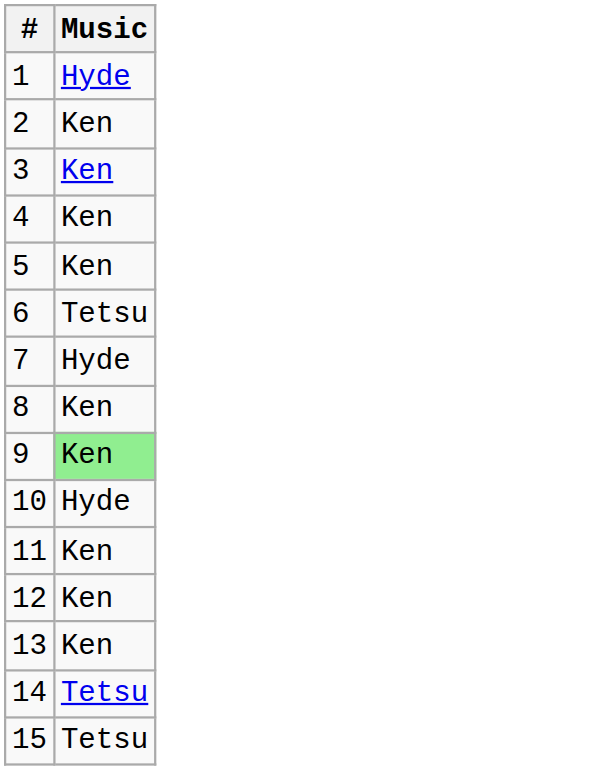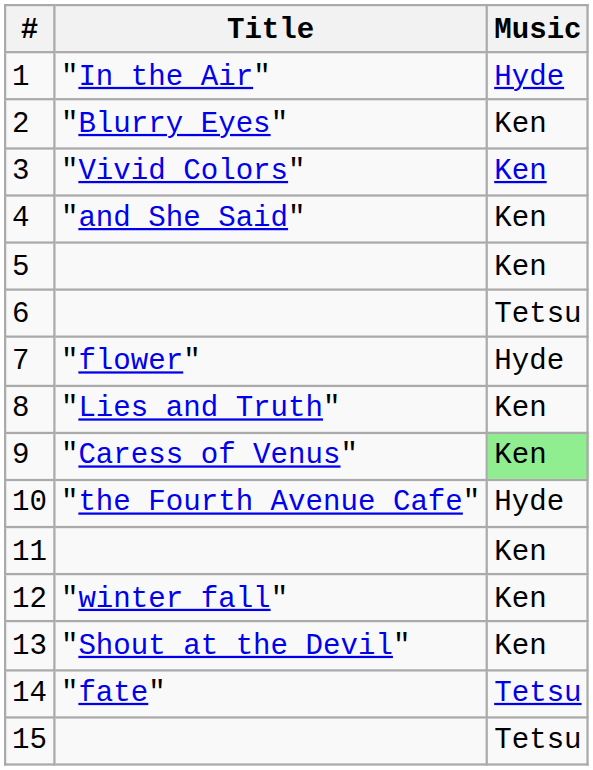+ column: (271, 29)
